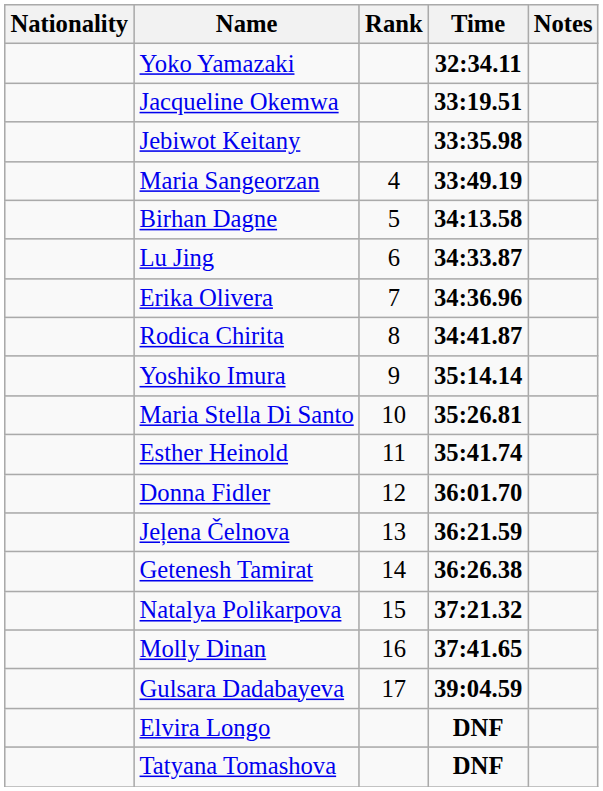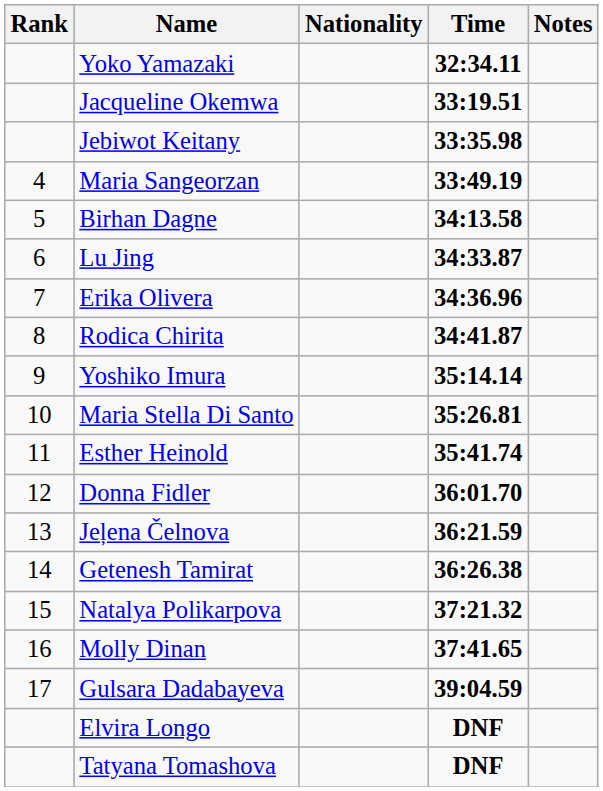columns swapped: (394, 24) <-> (69, 24)
